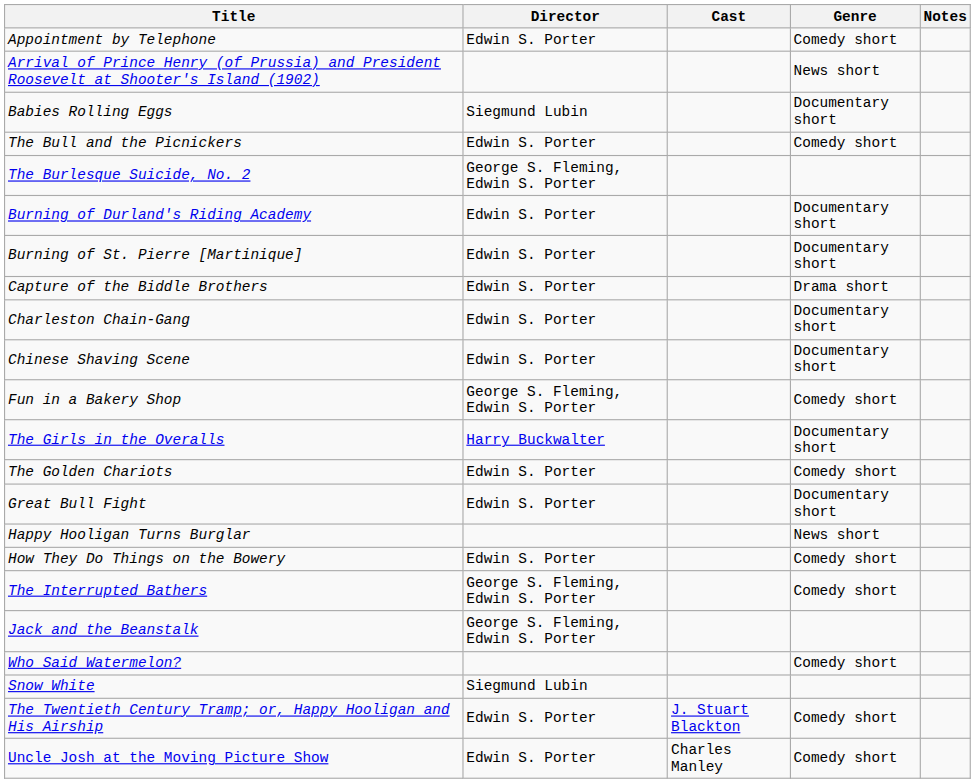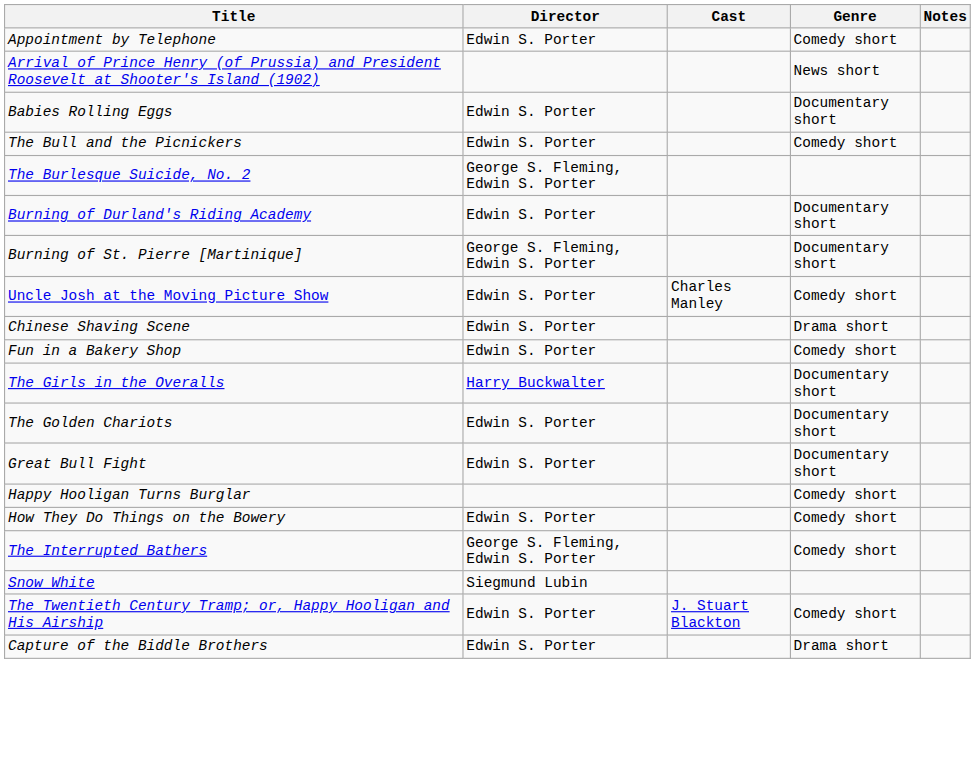(527, 112) Siegmund Lubin -> (531, 112) Edwin S. Porter
(531, 256) Edwin S. Porter -> (544, 256) George S. Fleming, Edwin S. Porter
rows swapped: (138, 288) <-> (168, 758)
- row: (99, 320)
(841, 360) Documentary short -> (841, 328) Drama short
(544, 400) George S. Fleming, Edwin S. Porter -> (531, 351) Edwin S. Porter
(846, 472) Comedy short -> (841, 423) Documentary short
(837, 536) News short -> (846, 495) Comedy short
- row: (103, 631)
- row: (95, 663)
